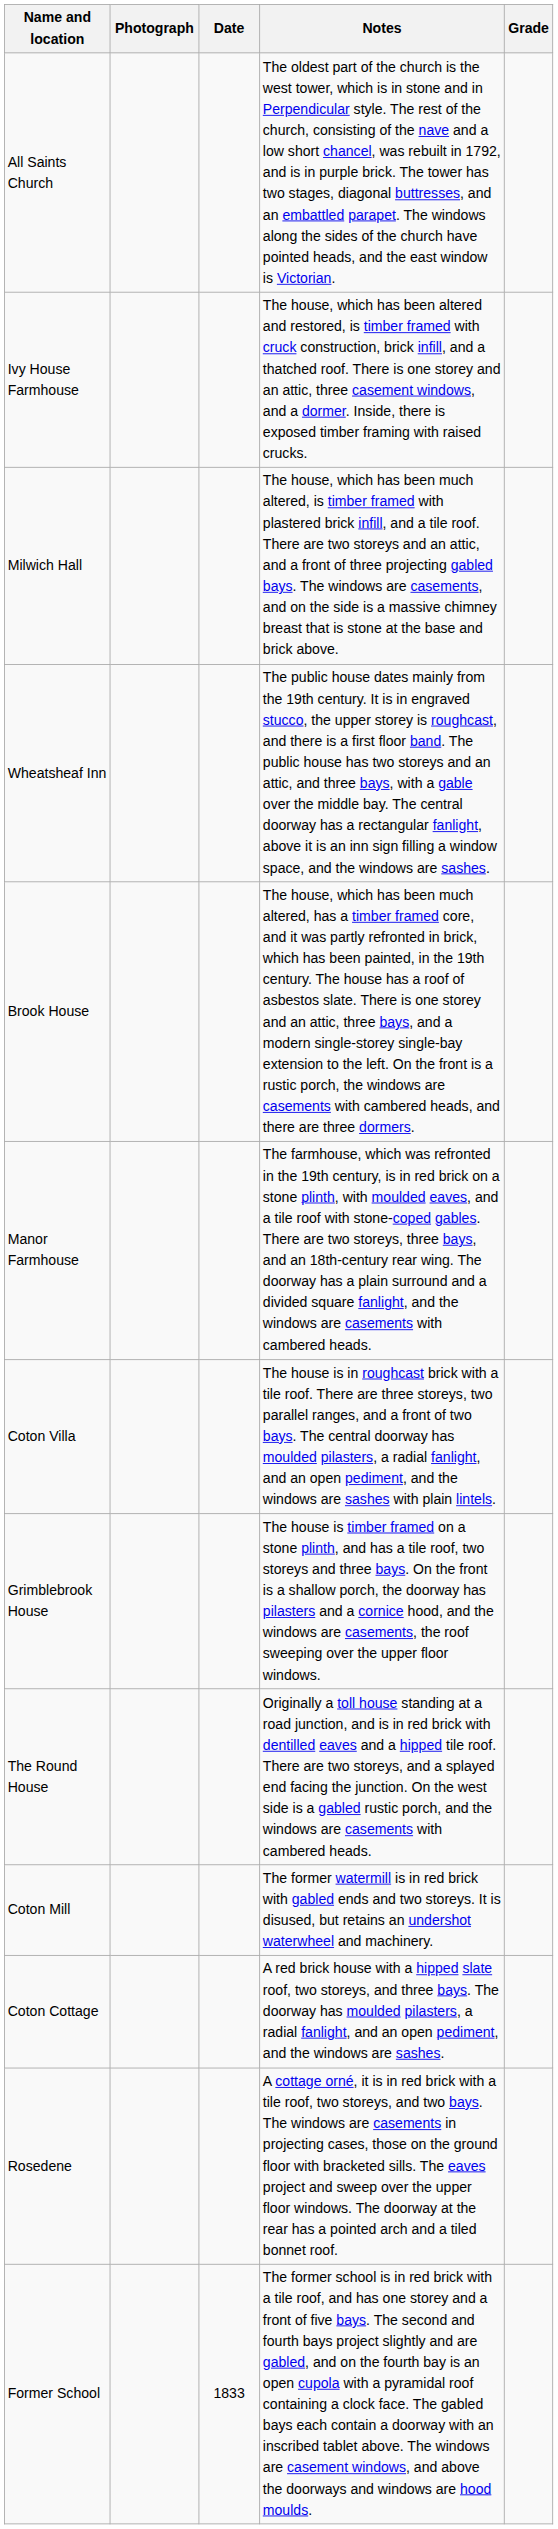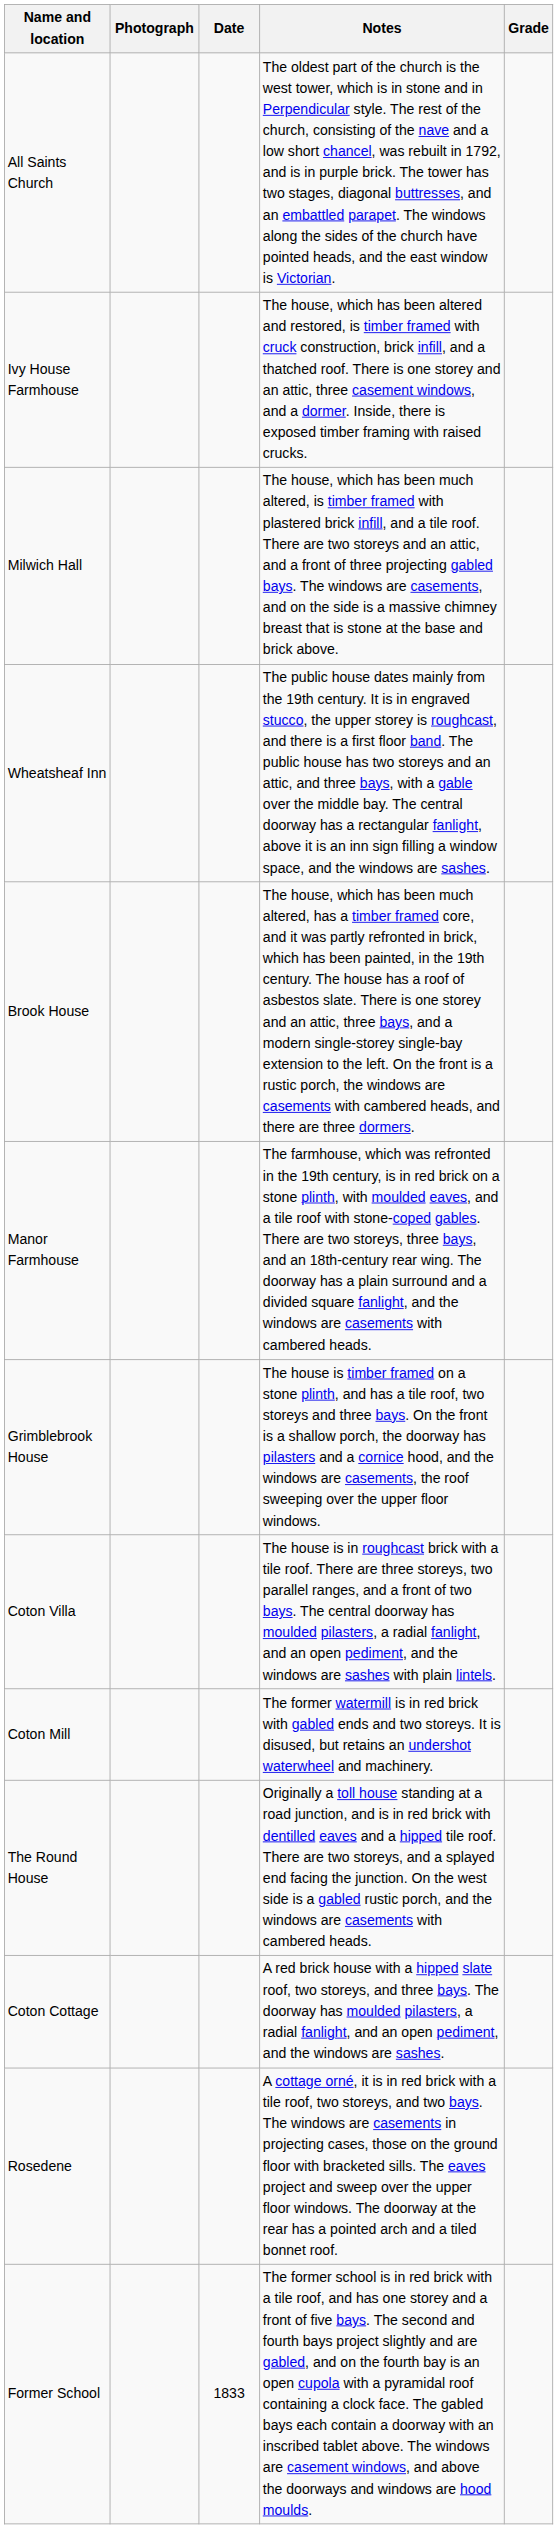rows swapped: (42, 1436) <-> (50, 1601)
rows swapped: (43, 1776) <-> (39, 1910)
